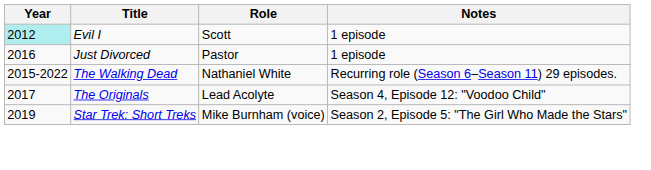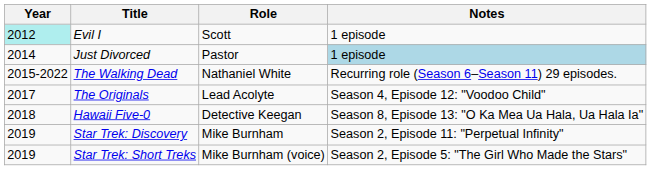(21, 54) 2016 -> (21, 54) 2014
(358, 54) no background -> (358, 54) lightblue background
+ row: (112, 114)
+ row: (130, 134)
